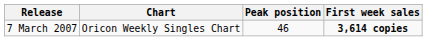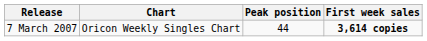(283, 28) 46 -> (283, 28) 44
